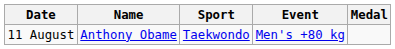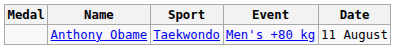columns swapped: (369, 15) <-> (41, 15)
